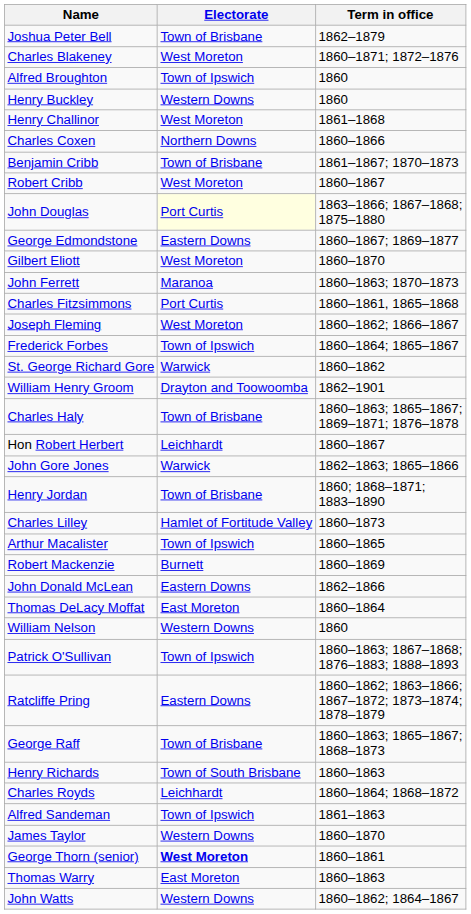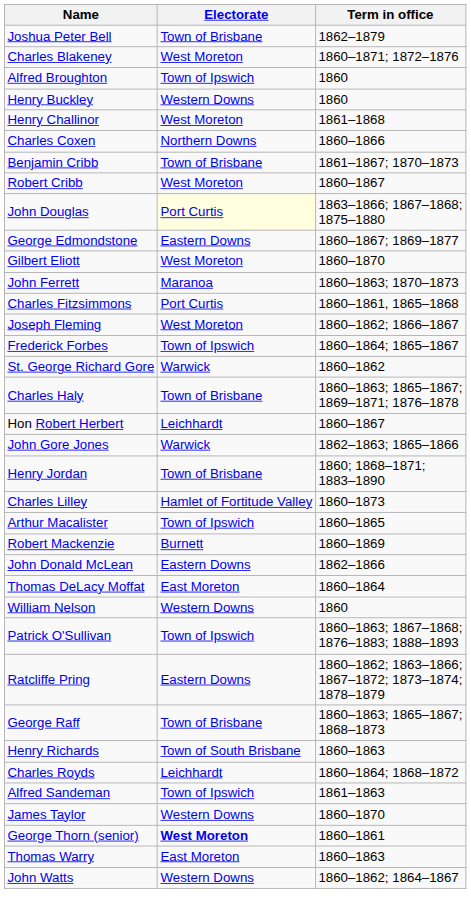- row: (71, 388)
